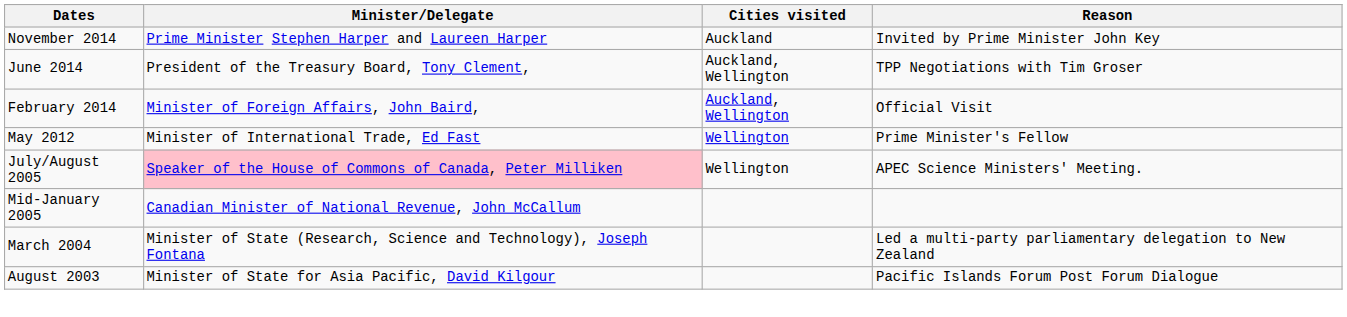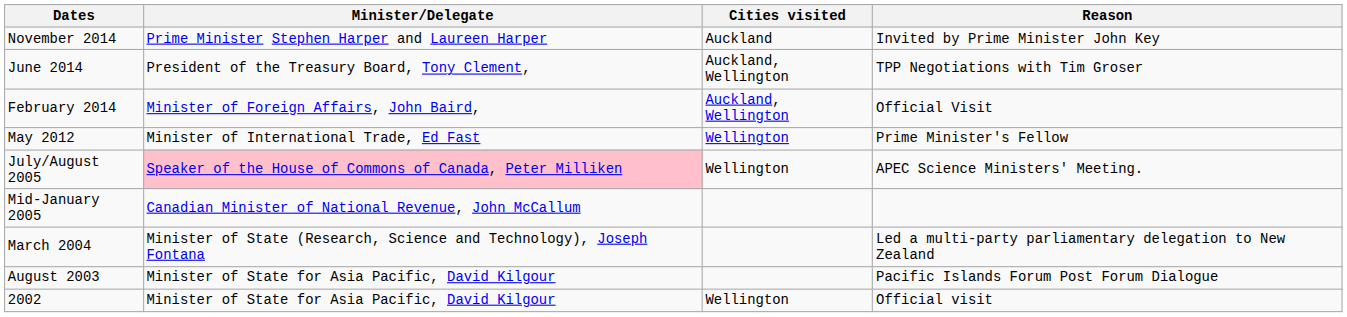+ row: (25, 300)
